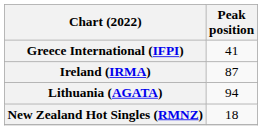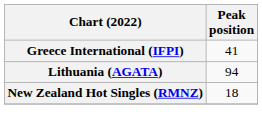- row: (105, 72)
